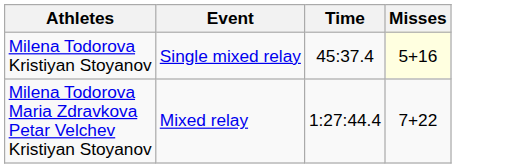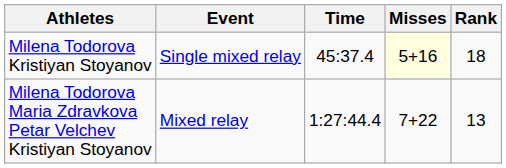+ column: (476, 19)
